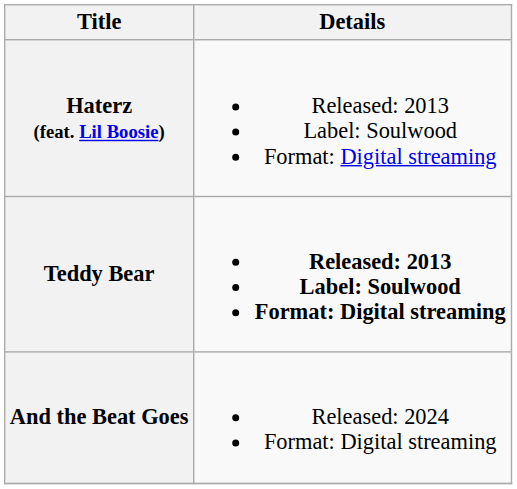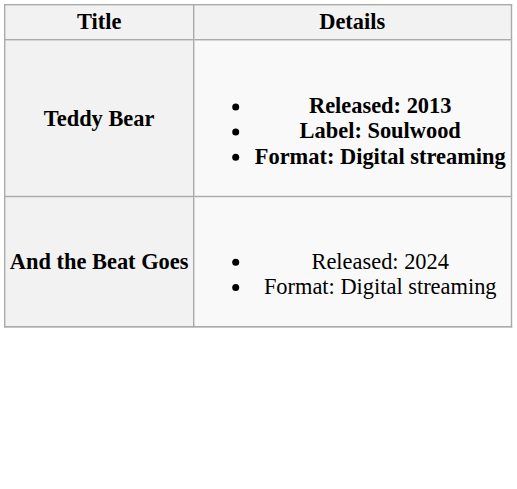- row: (99, 117)
